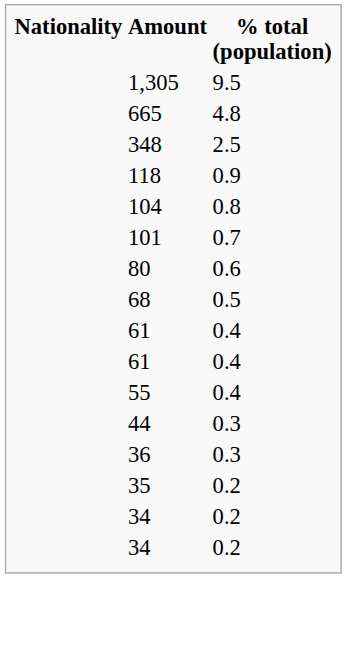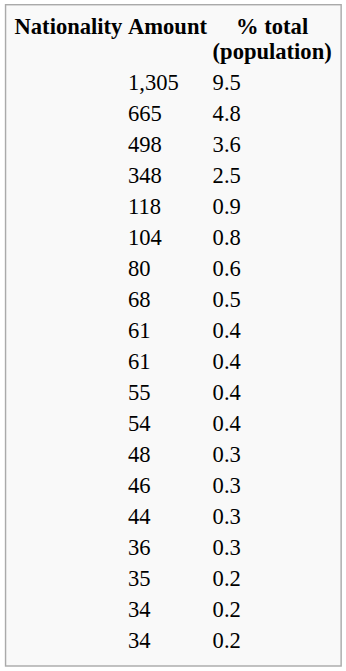+ row: (145, 145)
- row: (145, 238)
+ row: (139, 424)
+ row: (139, 455)
+ row: (139, 486)
